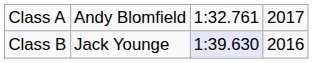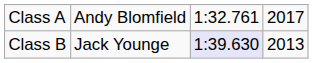(286, 44) 2016 -> (286, 44) 2013
